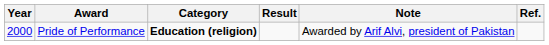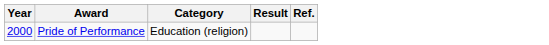- column: (408, 13)
(203, 31) bold -> (199, 31) normal
